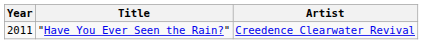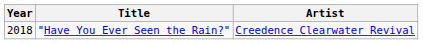(20, 30) 2011 -> (20, 30) 2018
